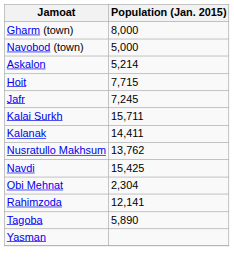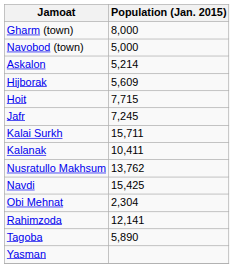+ row: (27, 82)
(127, 133) 14,411 -> (127, 151) 10,411
